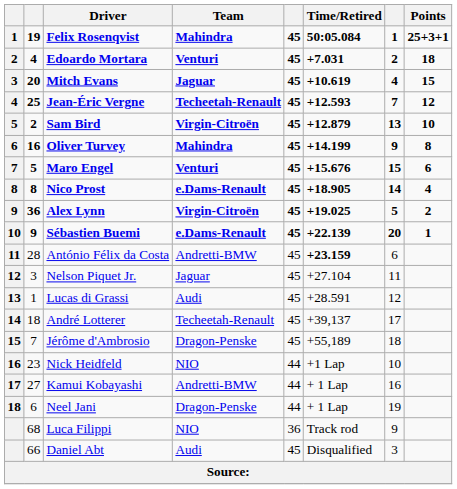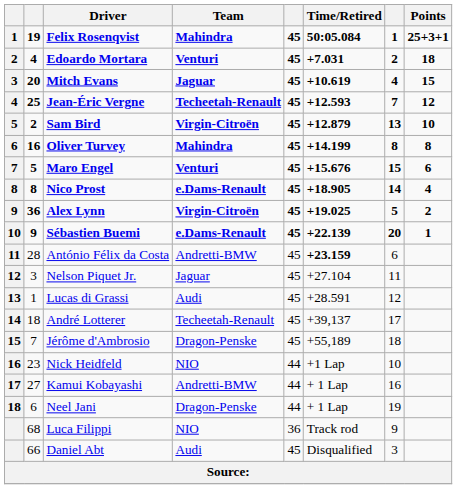(395, 145) 9 -> (395, 145) 8
